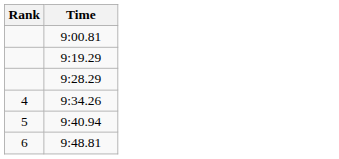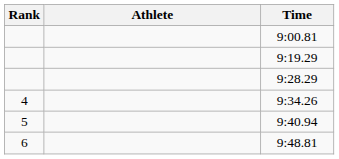+ column: (152, 15)
